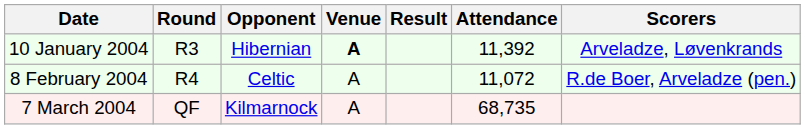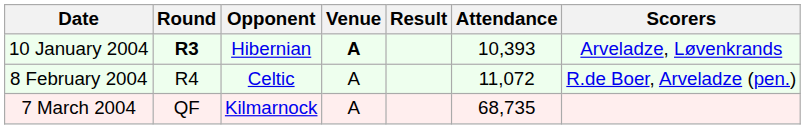(187, 49) normal -> (187, 49) bold
(507, 49) 11,392 -> (507, 49) 10,393
